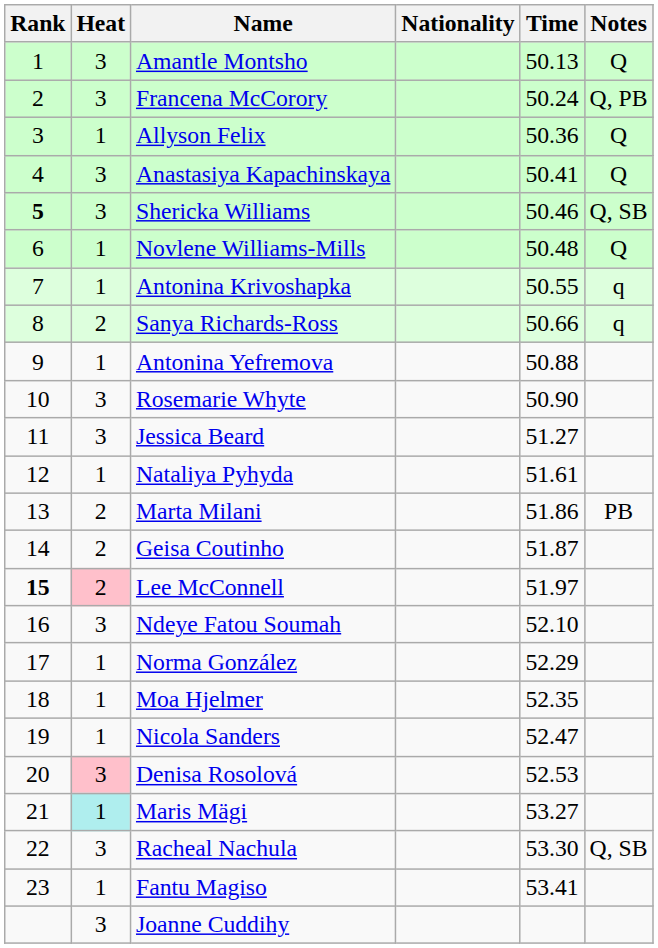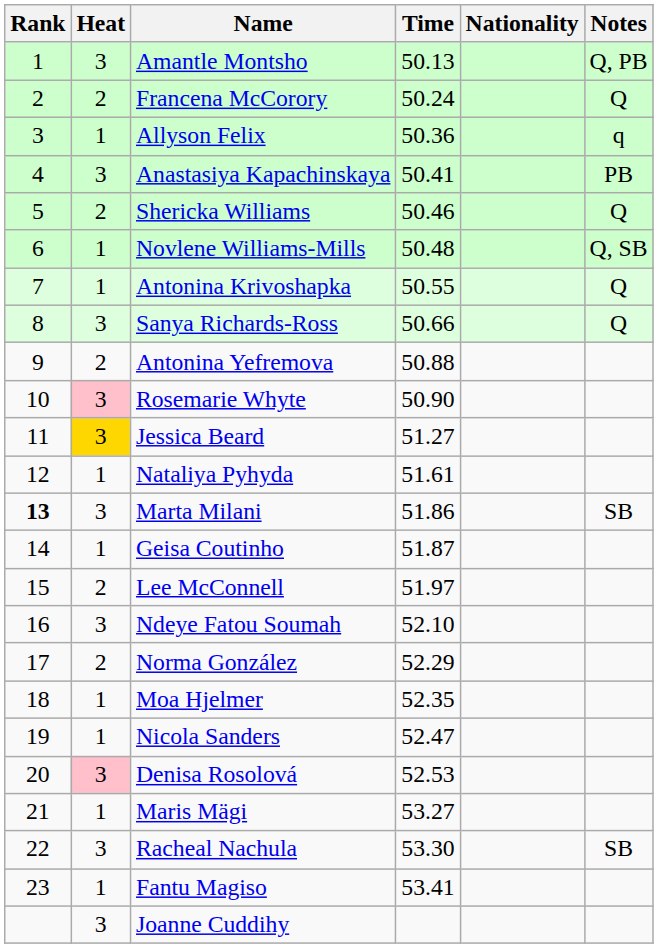columns swapped: (458, 23) <-> (552, 23)
(619, 60) Q -> (619, 60) Q, PB
(101, 98) 3 -> (101, 98) 2
(619, 98) Q, PB -> (619, 98) Q
(619, 135) Q -> (619, 135) q
(619, 173) Q -> (619, 173) PB
(38, 211) bold -> (38, 211) normal
(101, 211) 3 -> (101, 211) 2
(619, 211) Q, SB -> (619, 211) Q
(619, 248) Q -> (619, 248) Q, SB
(619, 286) q -> (619, 286) Q
(101, 323) 2 -> (101, 323) 3
(619, 323) q -> (619, 323) Q
(101, 361) 1 -> (101, 361) 2
(101, 398) no background -> (101, 398) pink background
(101, 436) no background -> (101, 436) gold background
(38, 511) normal -> (38, 511) bold
(101, 511) 2 -> (101, 511) 3
(619, 511) PB -> (619, 511) SB
(101, 549) 2 -> (101, 549) 1
(38, 586) bold -> (38, 586) normal
(101, 586) pink background -> (101, 586) no background
(101, 661) 1 -> (101, 661) 2
(101, 811) paleturquoise background -> (101, 811) no background
(619, 849) Q, SB -> (619, 849) SB
